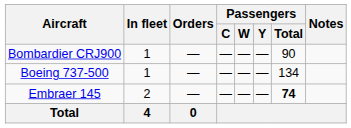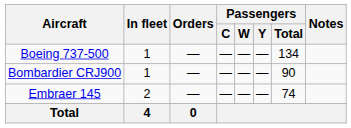rows swapped: (65, 73) <-> (65, 53)
(289, 93) bold -> (289, 93) normal
